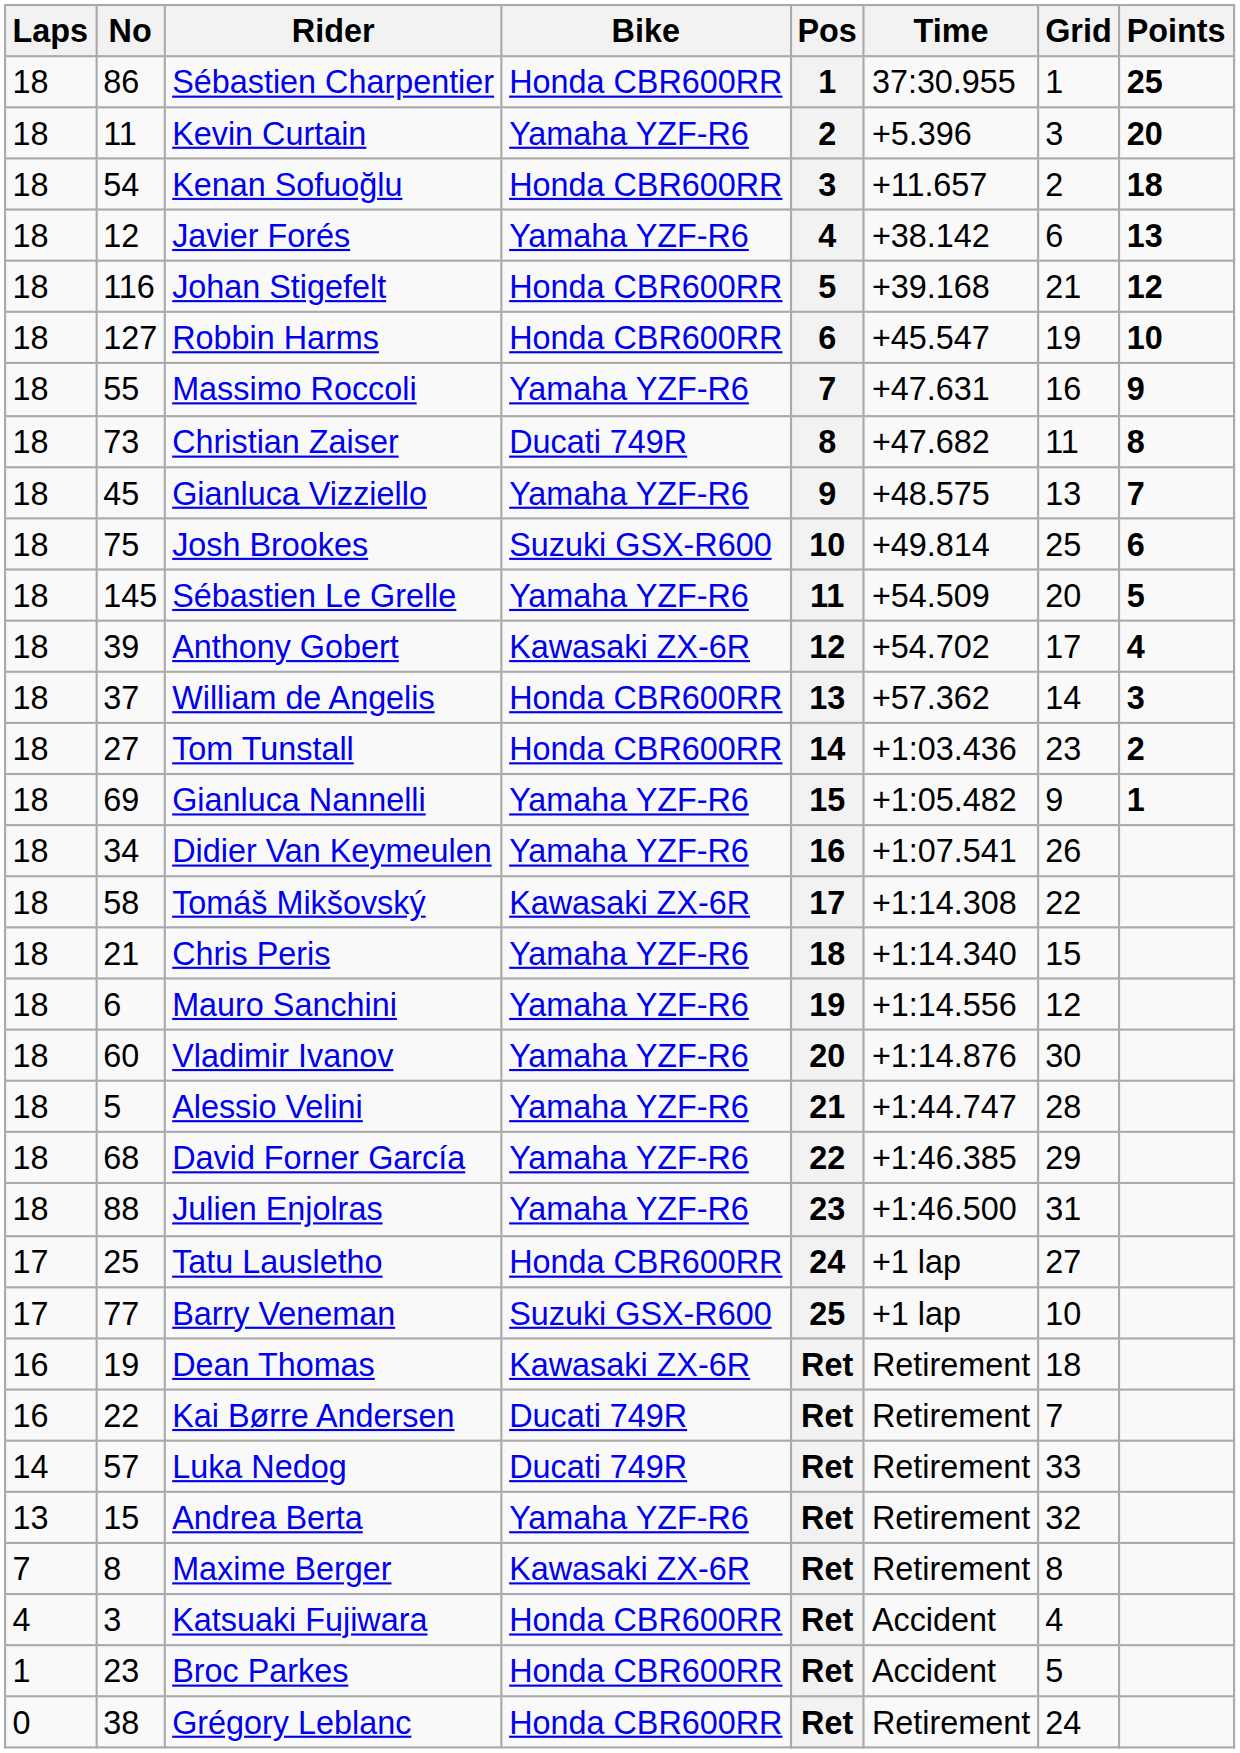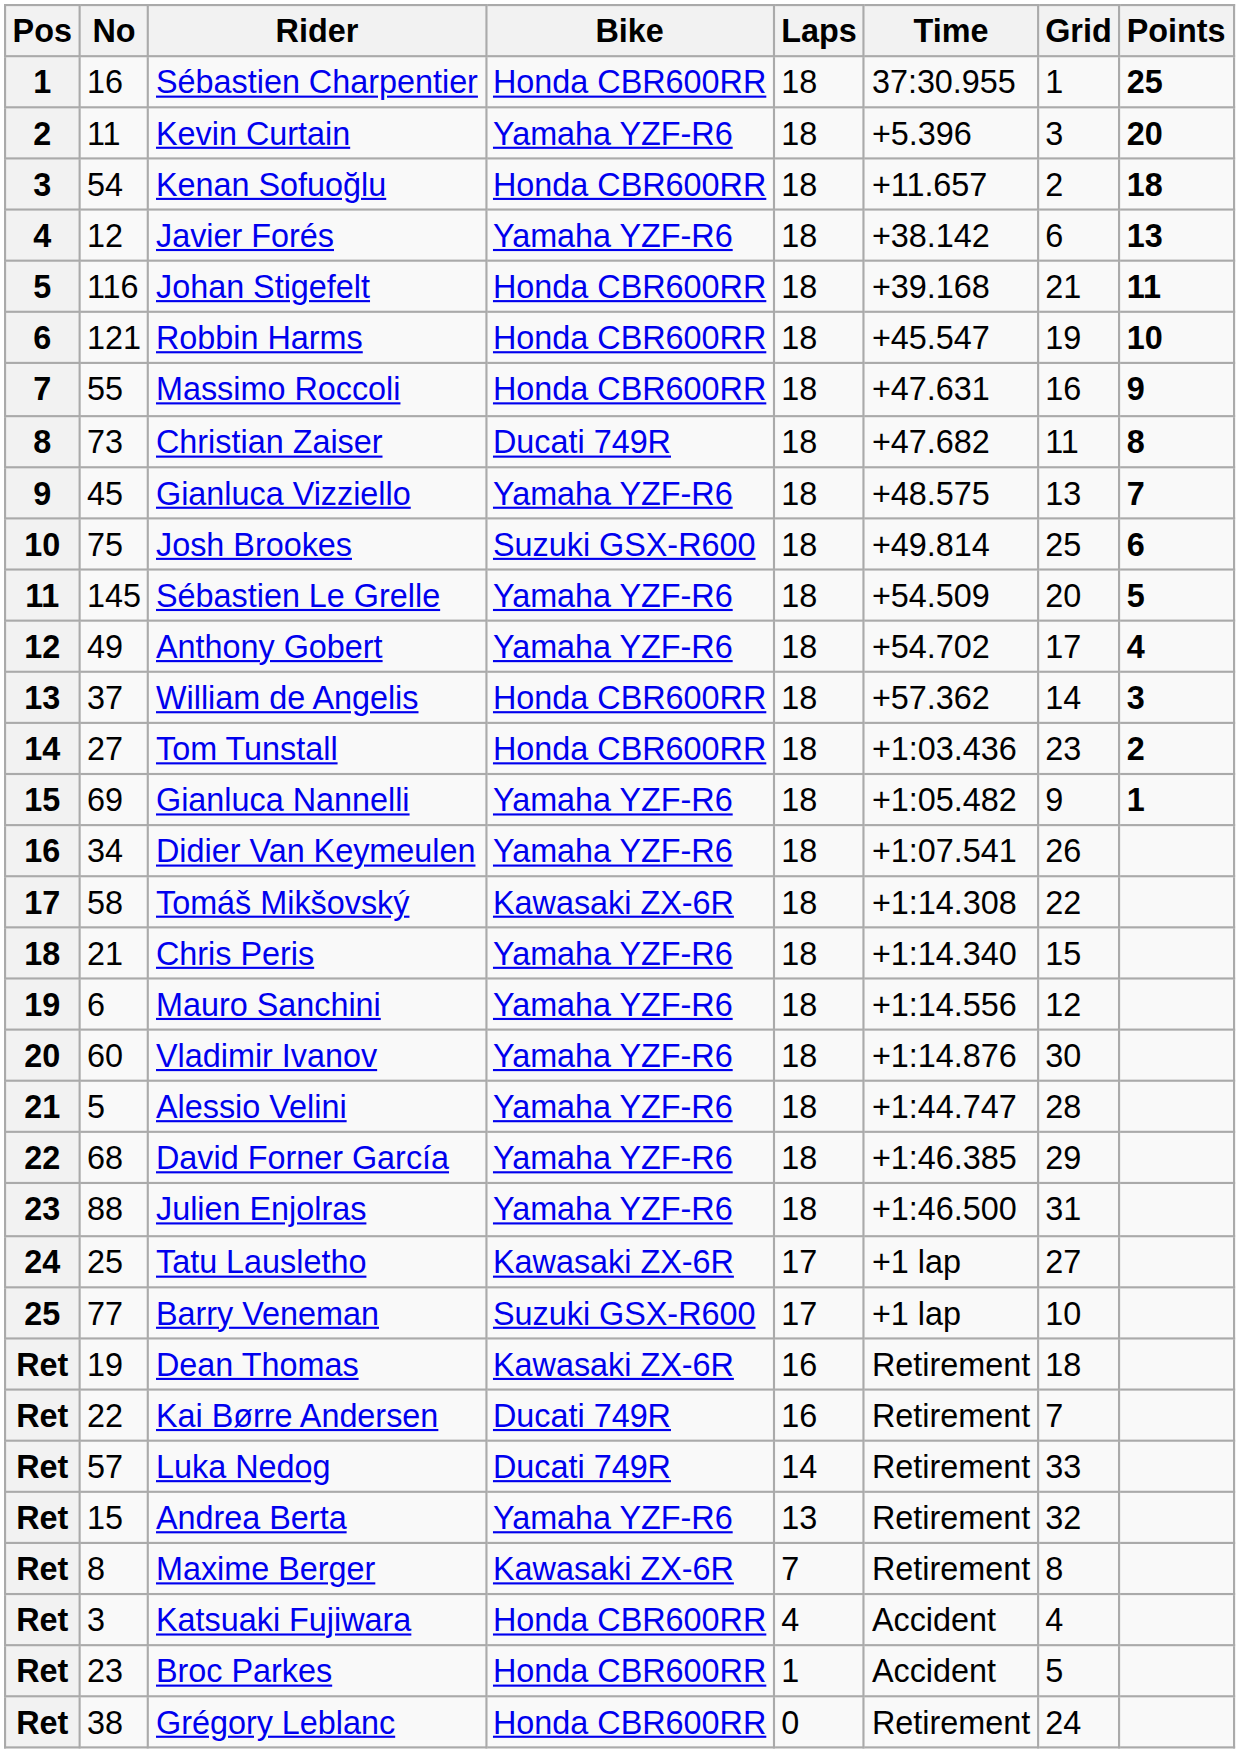columns swapped: (827, 31) <-> (50, 31)
(121, 82) 86 -> (105, 82) 16
(1145, 287) 12 -> (1144, 287) 11
(130, 338) 127 -> (114, 338) 121
(629, 390) Yamaha YZF-R6 -> (630, 390) Honda CBR600RR
(121, 646) 39 -> (105, 646) 49
(630, 646) Kawasaki ZX-6R -> (613, 646) Yamaha YZF-R6
(646, 1261) Honda CBR600RR -> (613, 1261) Kawasaki ZX-6R
